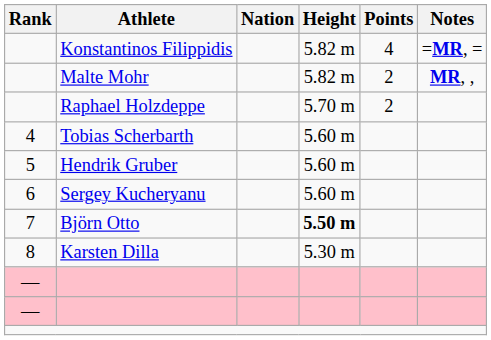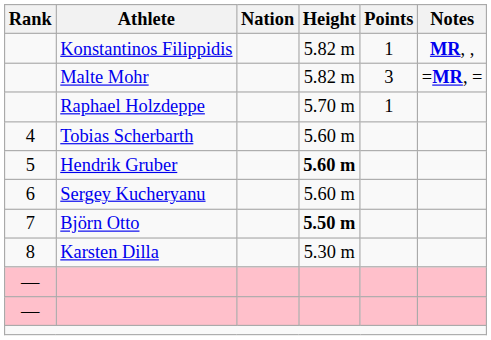(389, 48) 4 -> (389, 48) 1
(452, 48) =MR, = -> (452, 48) MR, ,
(389, 77) 2 -> (389, 77) 3
(452, 77) MR, , -> (452, 77) =MR, =
(389, 106) 2 -> (389, 106) 1
(329, 164) normal -> (329, 164) bold
